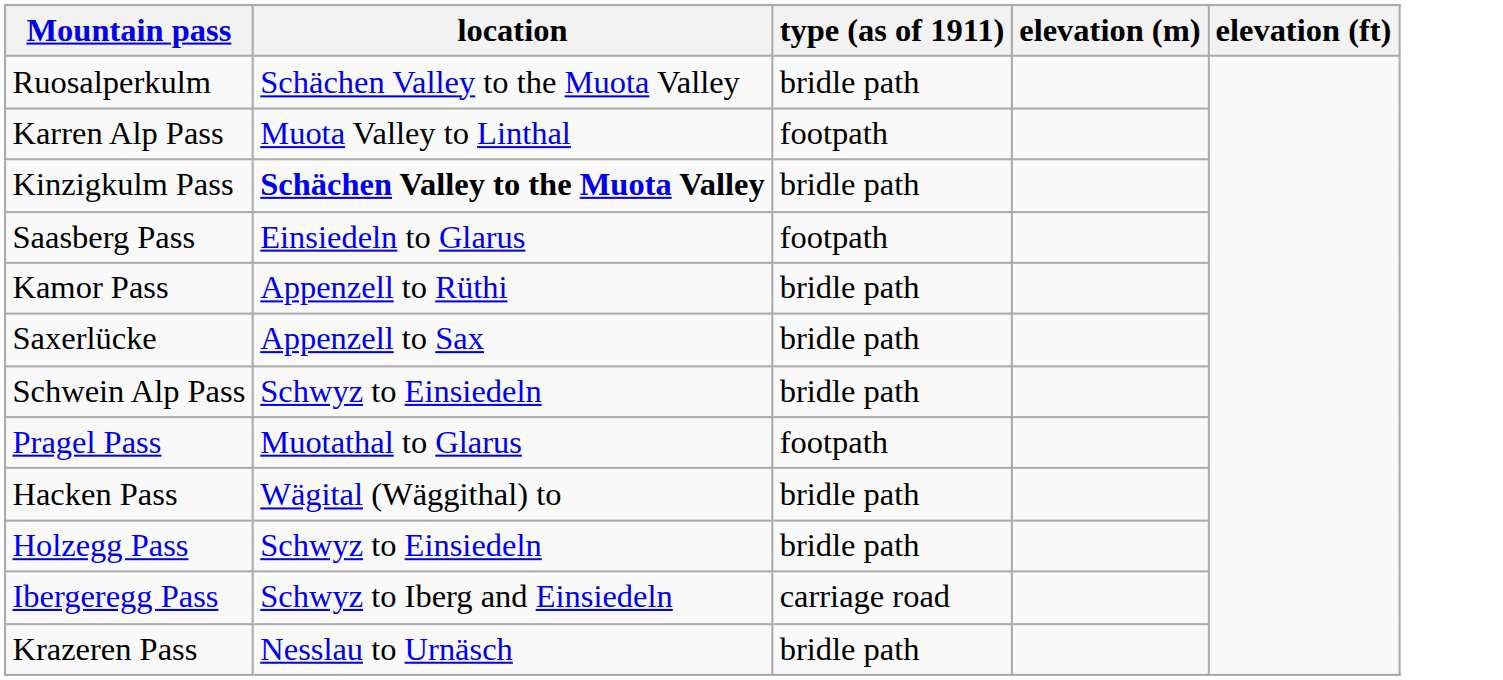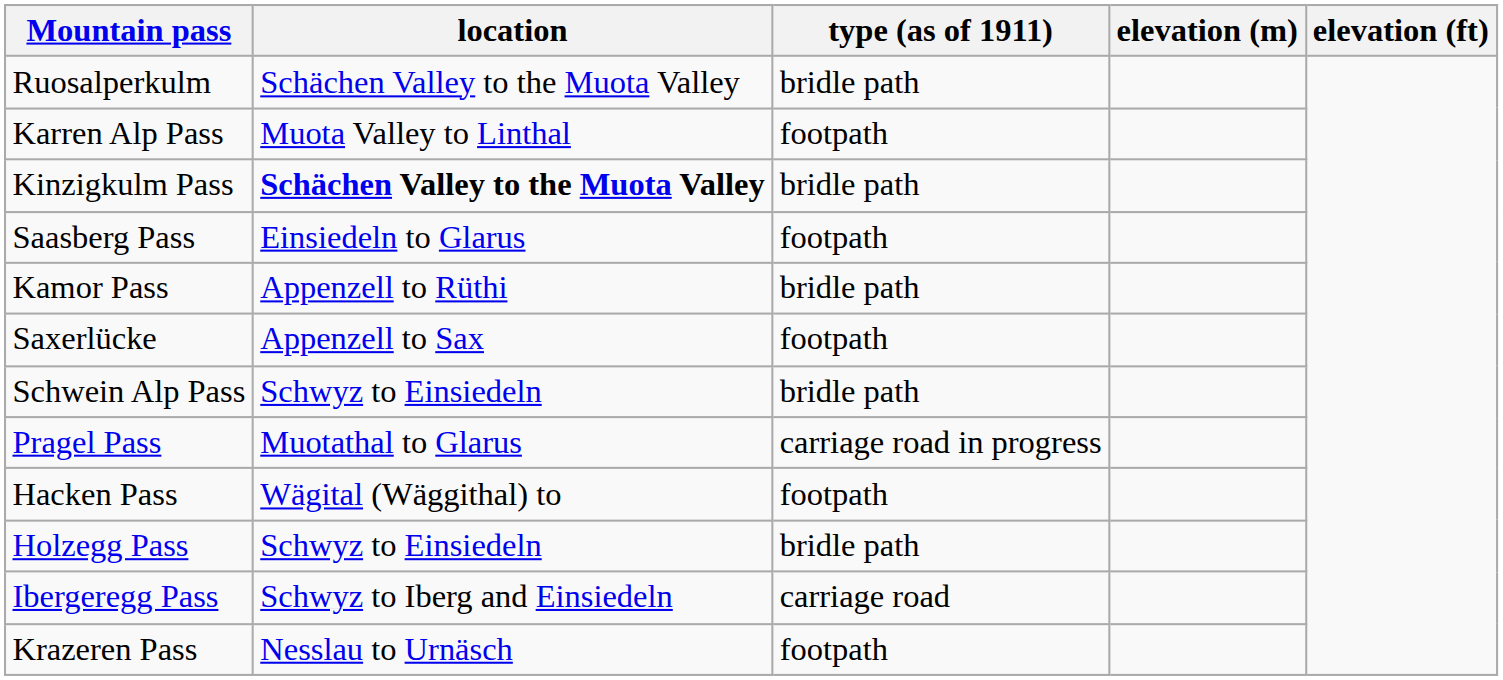(850, 339) bridle path -> (834, 339) footpath
(834, 442) footpath -> (941, 442) carriage road in progress
(850, 493) bridle path -> (834, 493) footpath
(850, 648) bridle path -> (834, 648) footpath
